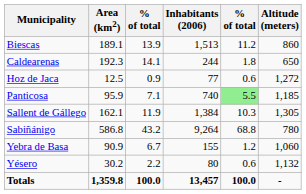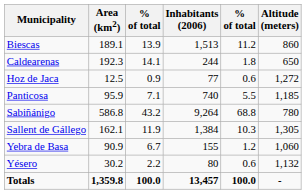(249, 95) lightgreen background -> (249, 95) no background
rows swapped: (31, 129) <-> (46, 112)
